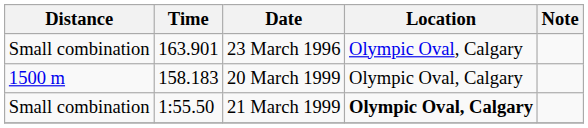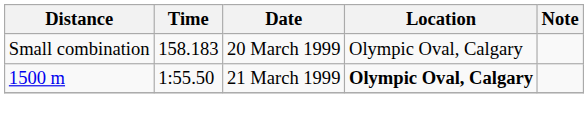- row: (284, 48)
(37, 78) 1500 m -> (79, 48) Small combination
(79, 107) Small combination -> (37, 78) 1500 m
